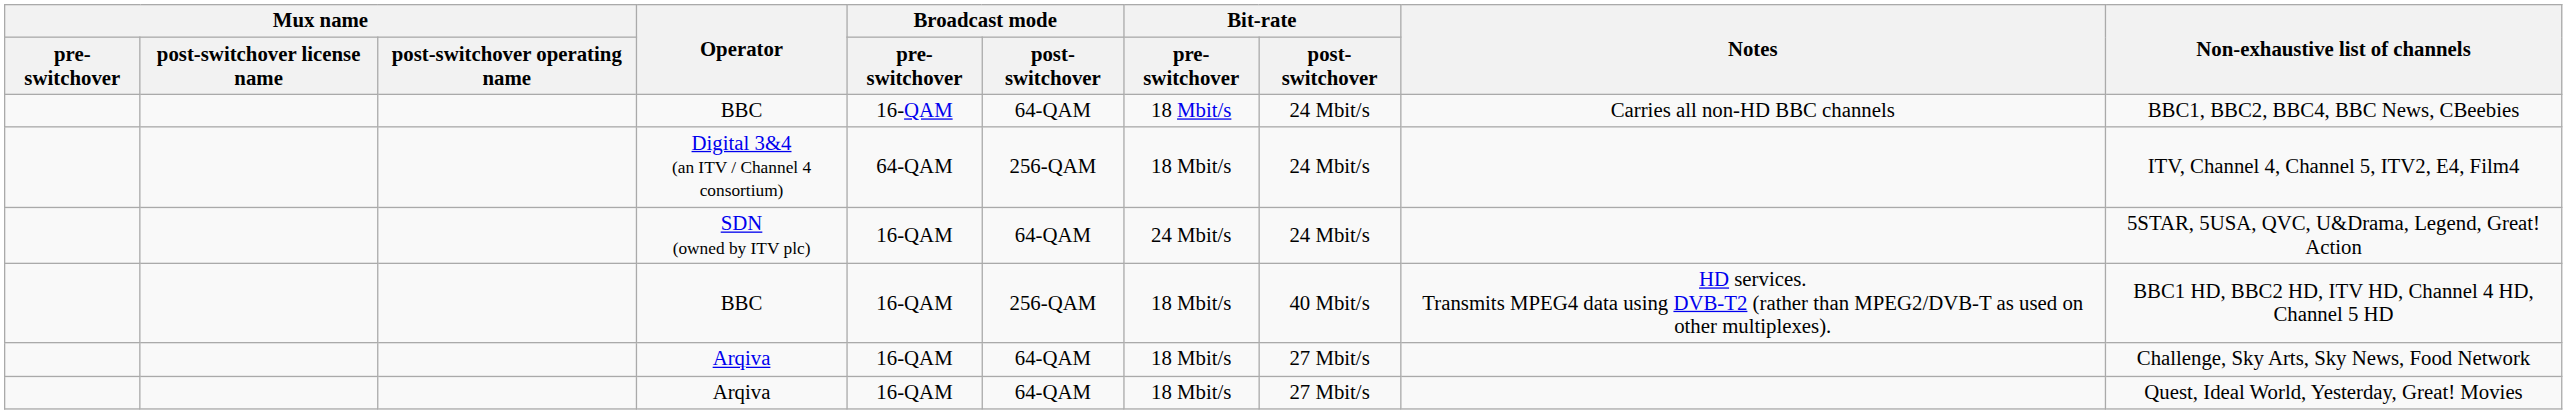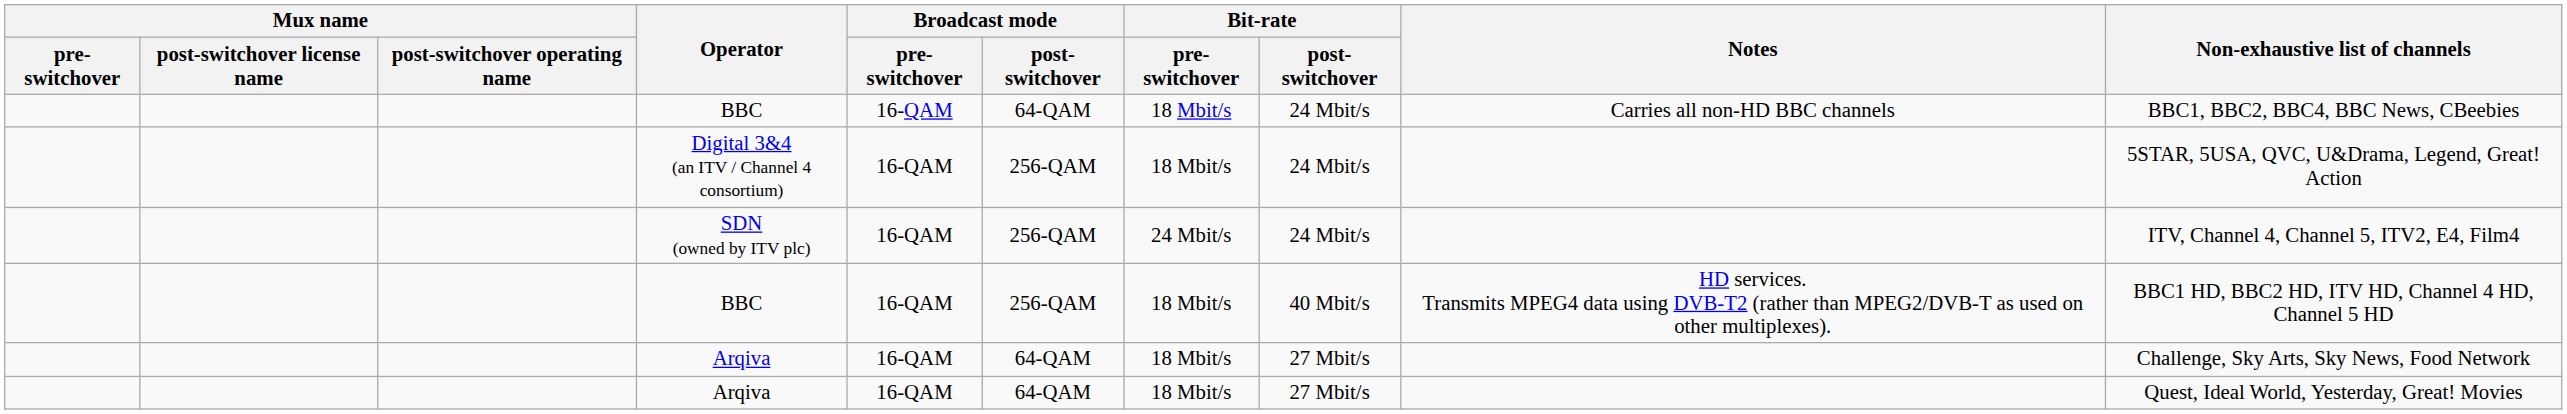(914, 166) 64-QAM -> (914, 166) 16-QAM
(2333, 166) ITV, Channel 4, Channel 5, ITV2, E4, Film4 -> (2333, 166) 5STAR, 5USA, QVC, U&Drama, Legend, Great! Action
(1053, 234) 64-QAM -> (1053, 234) 256-QAM
(2333, 234) 5STAR, 5USA, QVC, U&Drama, Legend, Great! Action -> (2333, 234) ITV, Channel 4, Channel 5, ITV2, E4, Film4
